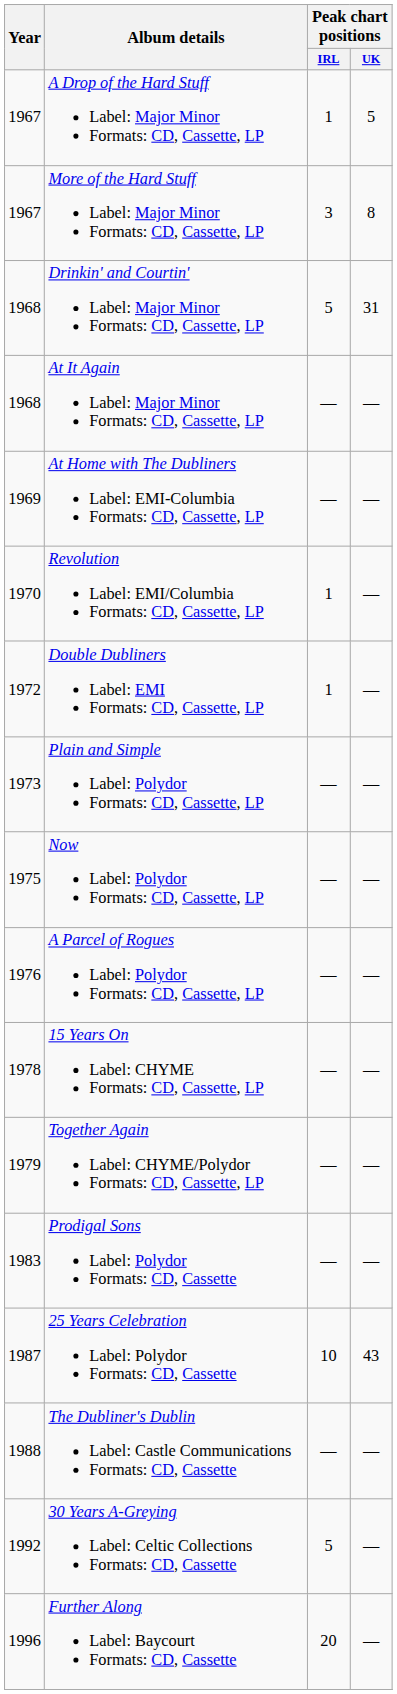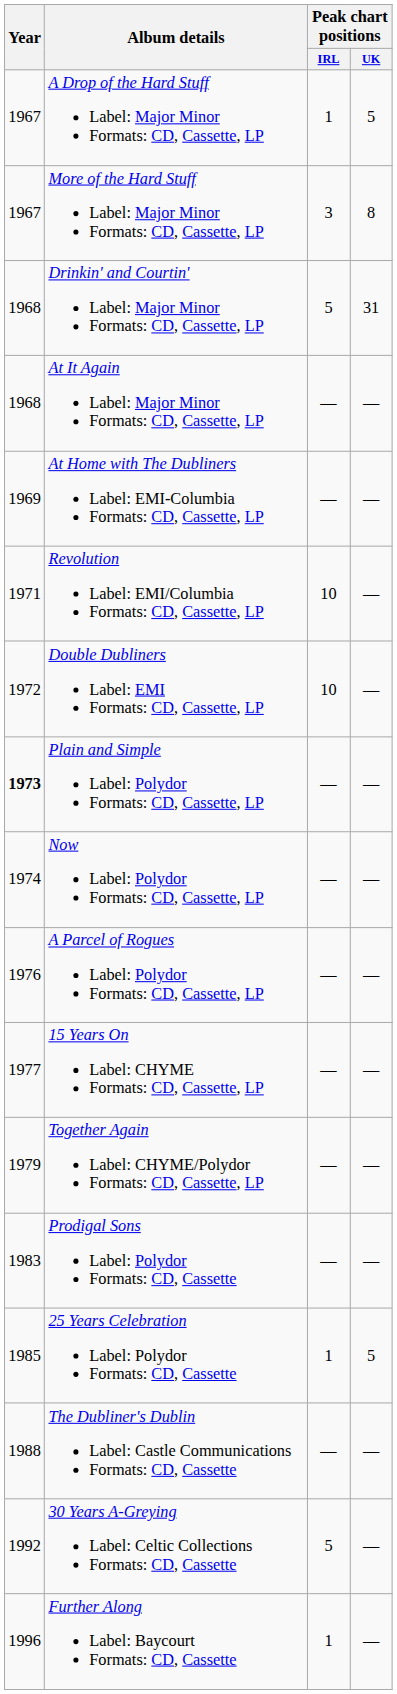(25, 593) 1970 -> (25, 593) 1971
(329, 593) 1 -> (329, 593) 10
(329, 689) 1 -> (329, 689) 10
(25, 784) normal -> (25, 784) bold
(25, 879) 1975 -> (25, 879) 1974
(25, 1069) 1978 -> (25, 1069) 1977
(25, 1355) 1987 -> (25, 1355) 1985
(329, 1355) 10 -> (329, 1355) 1
(371, 1355) 43 -> (371, 1355) 5
(329, 1641) 20 -> (329, 1641) 1
